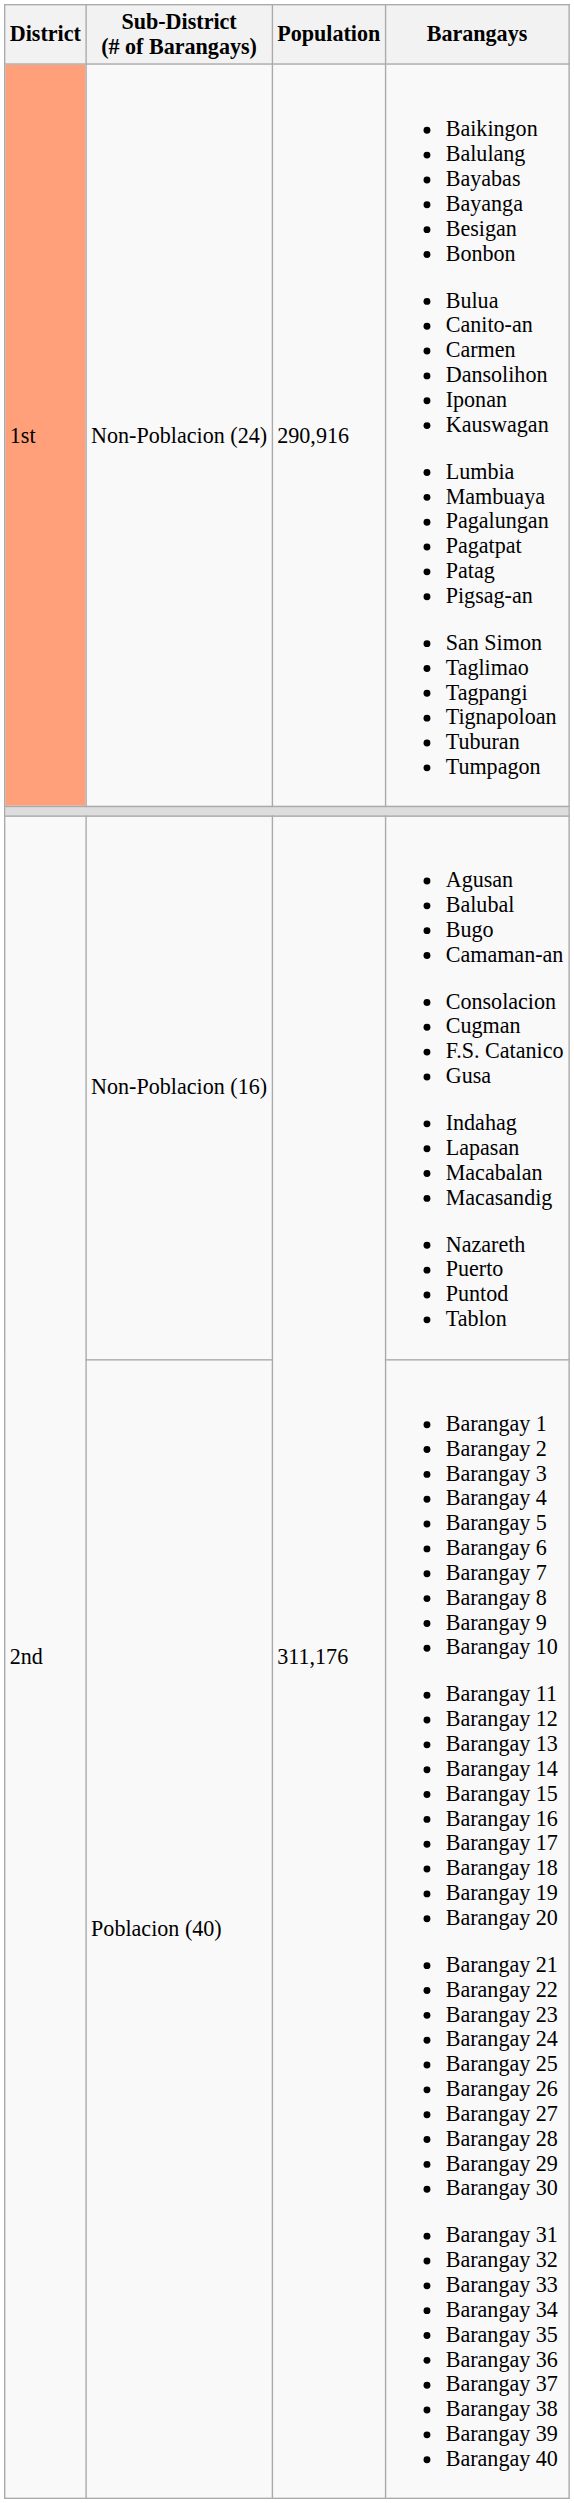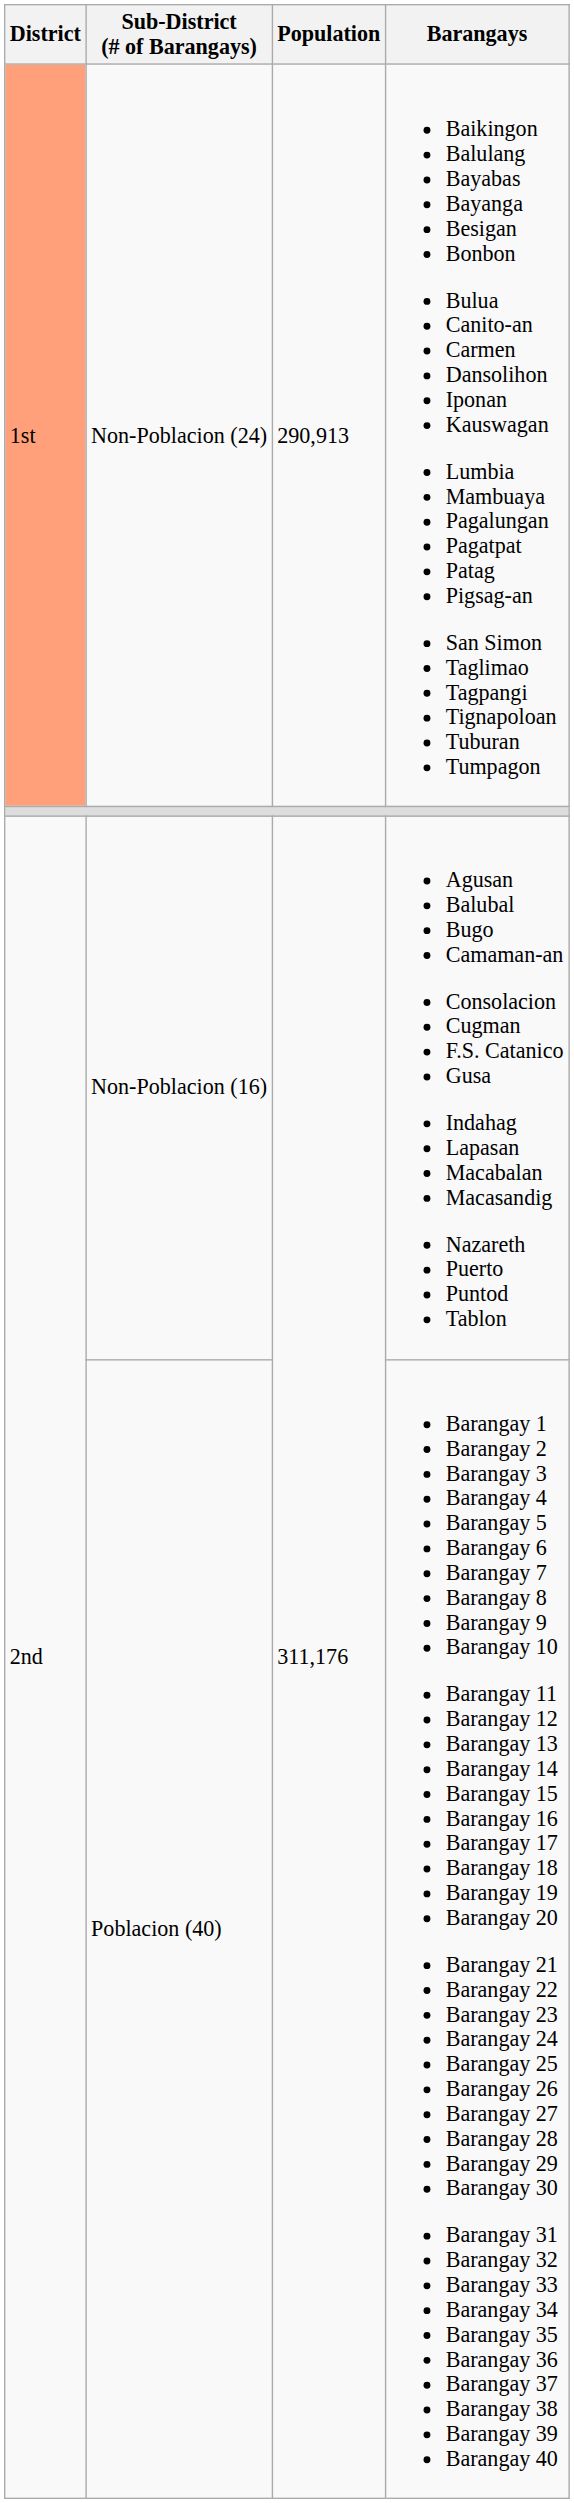(313, 435) 290,916 -> (313, 435) 290,913
